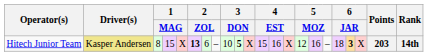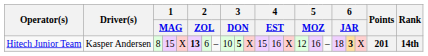(118, 43) khaki background -> (118, 43) no background
(382, 43) 203 -> (382, 43) 201
